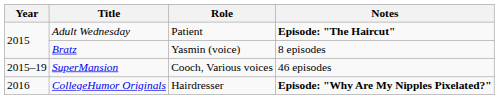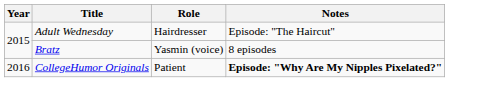(187, 31) Patient -> (180, 31) Hairdresser
(337, 31) bold -> (282, 31) normal
- row: (85, 67)
(197, 85) Hairdresser -> (170, 67) Patient
